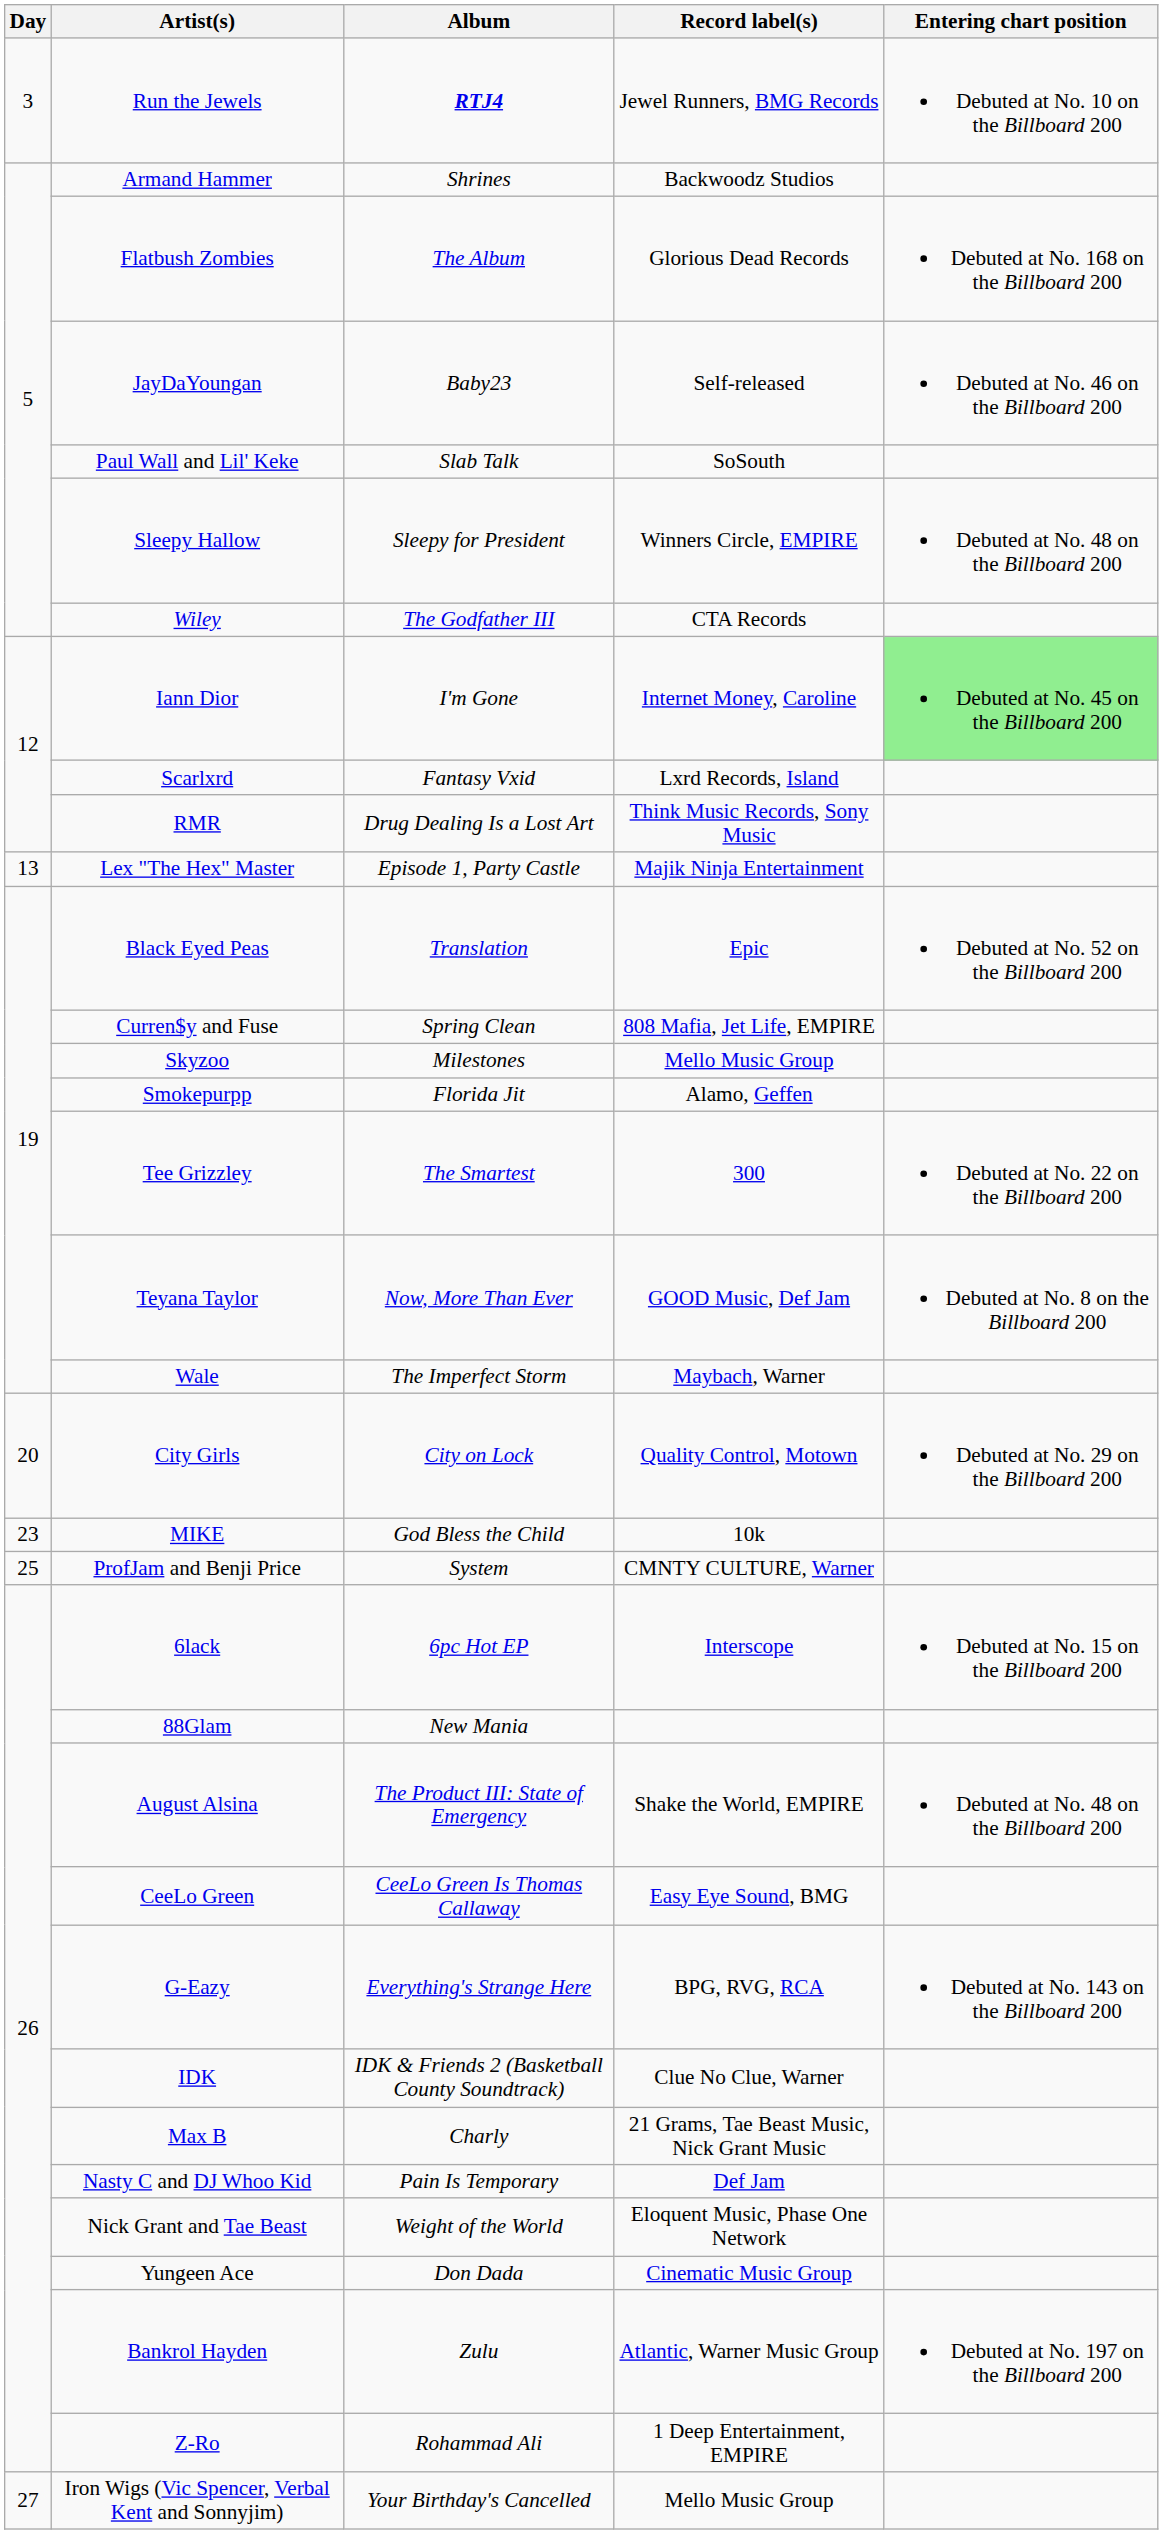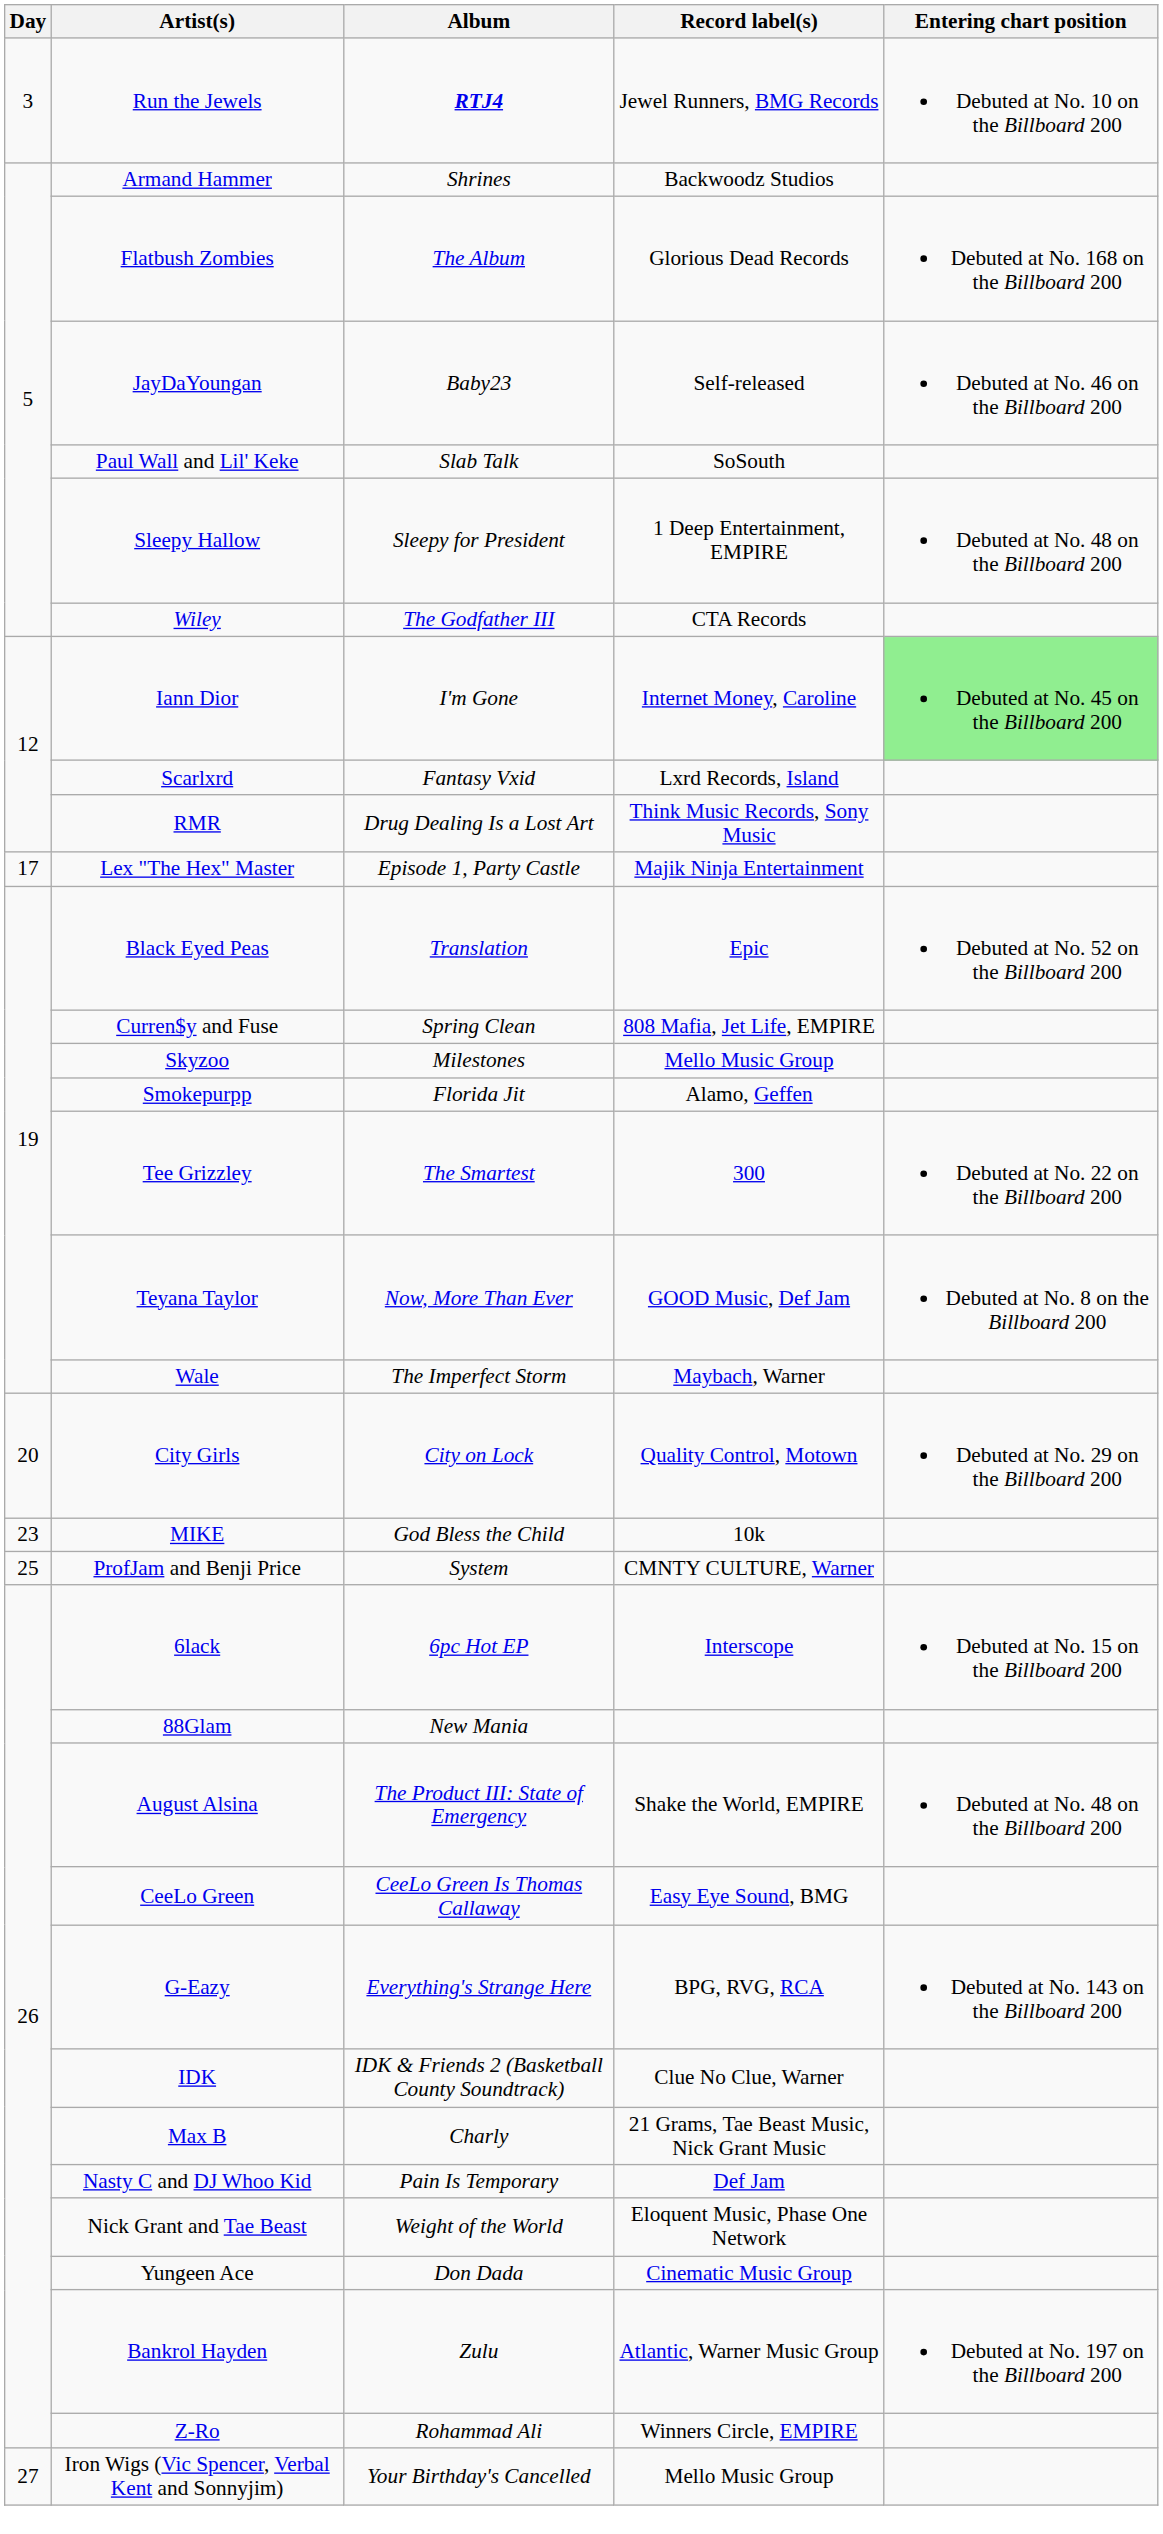(749, 540) Winners Circle, EMPIRE -> (749, 540) 1 Deep Entertainment, EMPIRE
(28, 868) 13 -> (28, 868) 17
(749, 2442) 1 Deep Entertainment, EMPIRE -> (749, 2430) Winners Circle, EMPIRE
